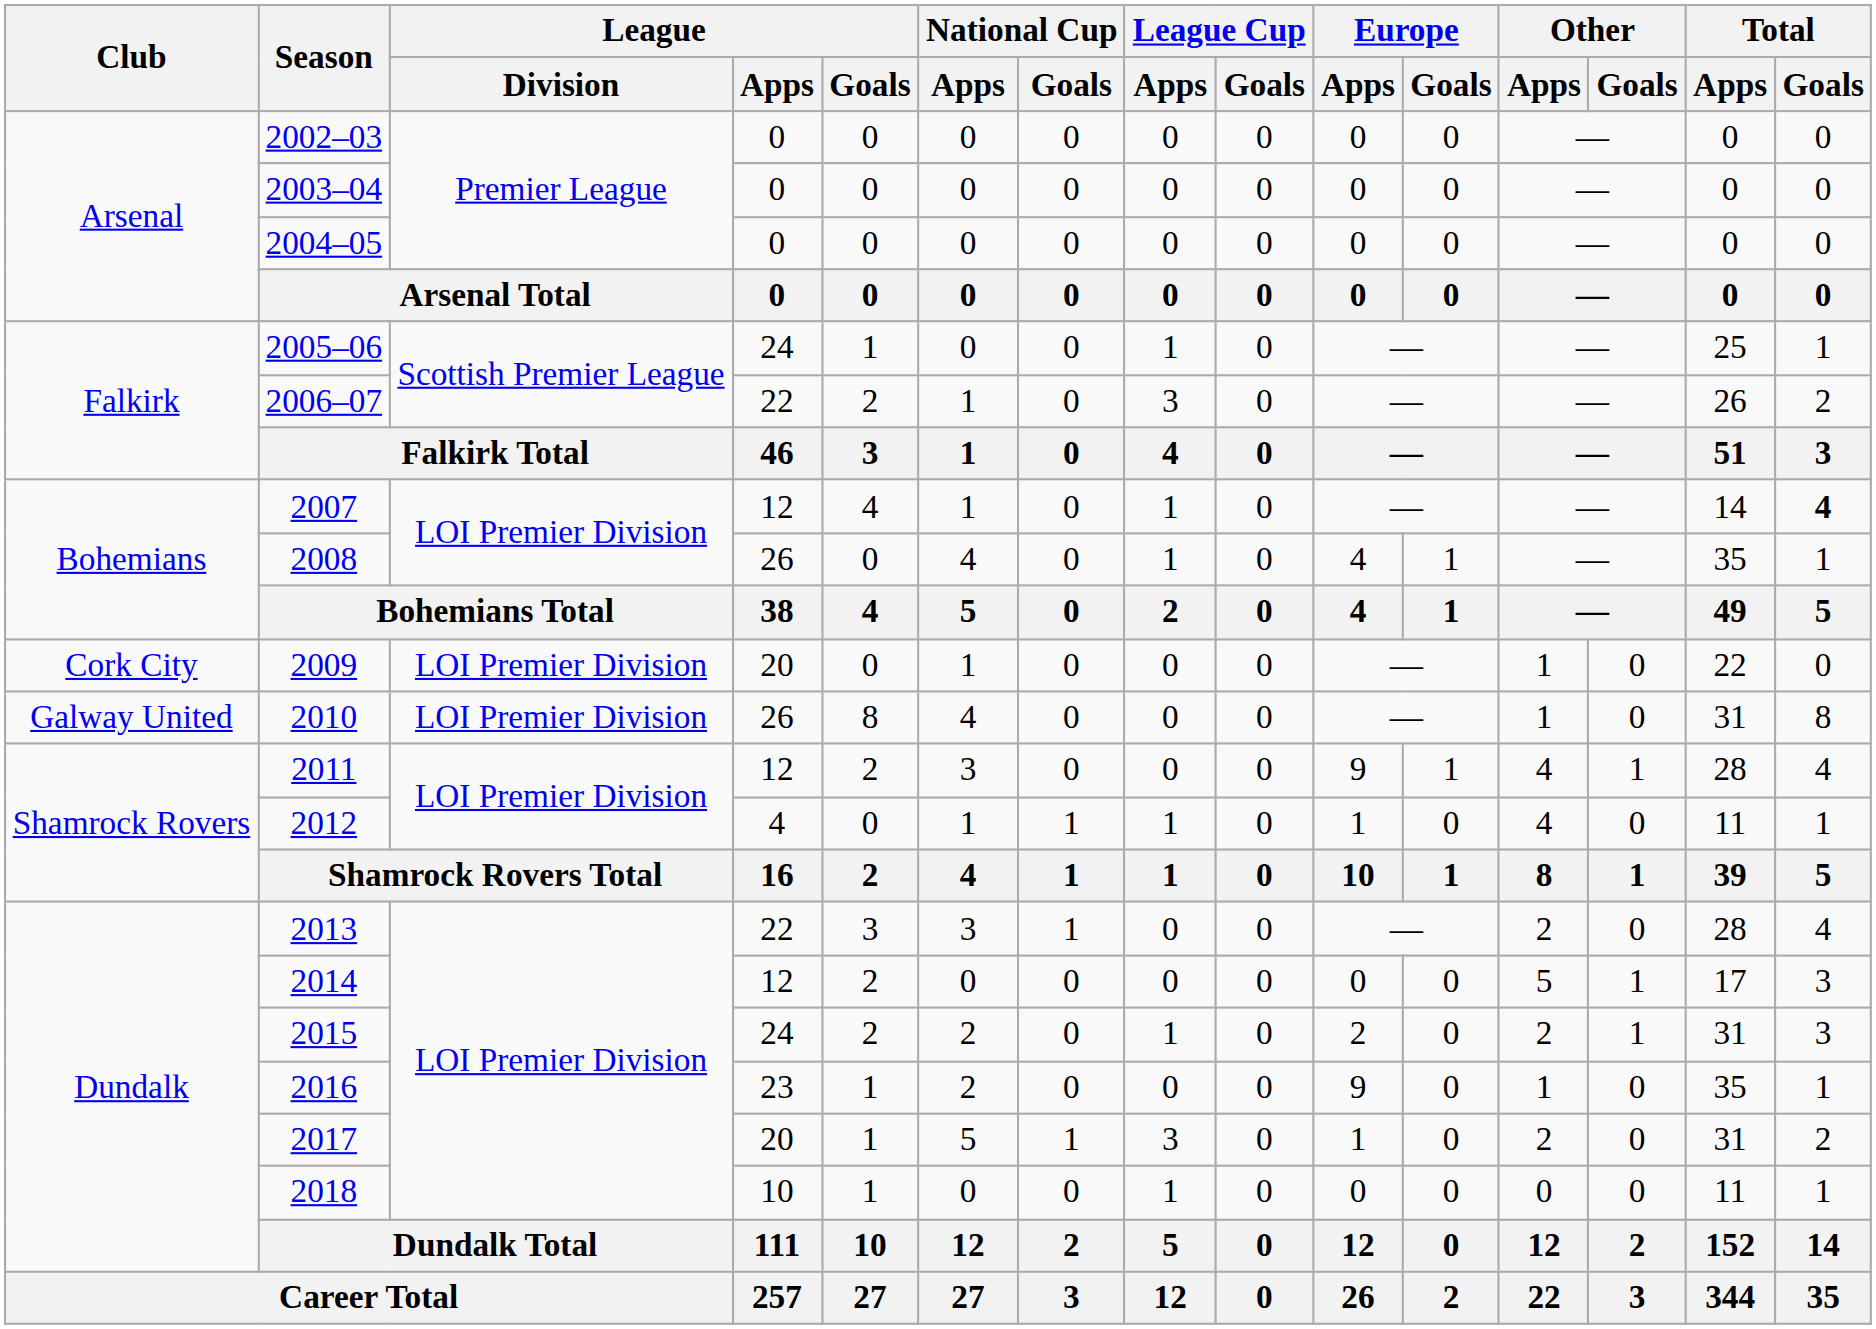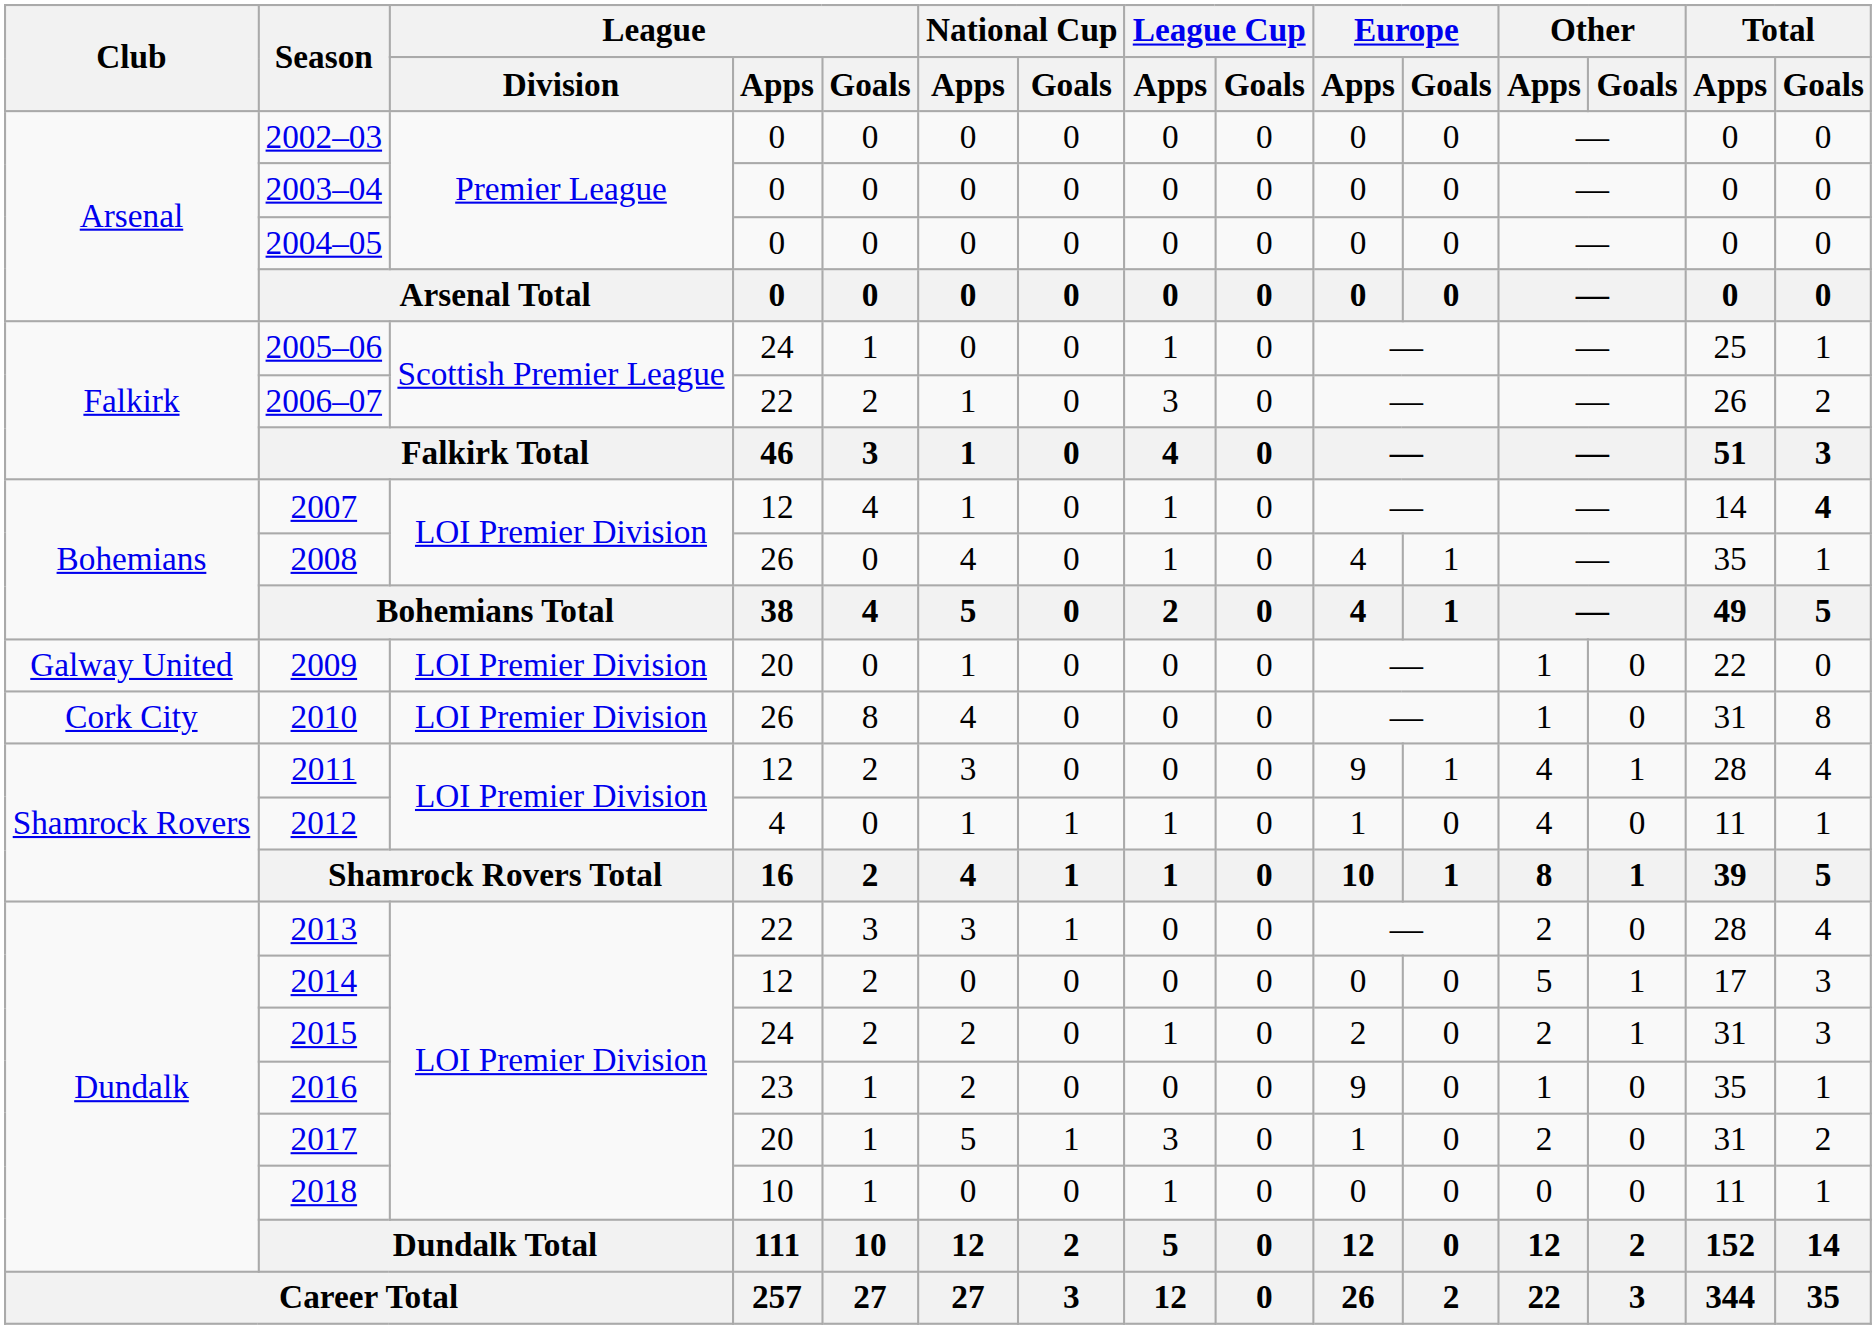(131, 664) Cork City -> (131, 664) Galway United
(131, 717) Galway United -> (131, 717) Cork City
